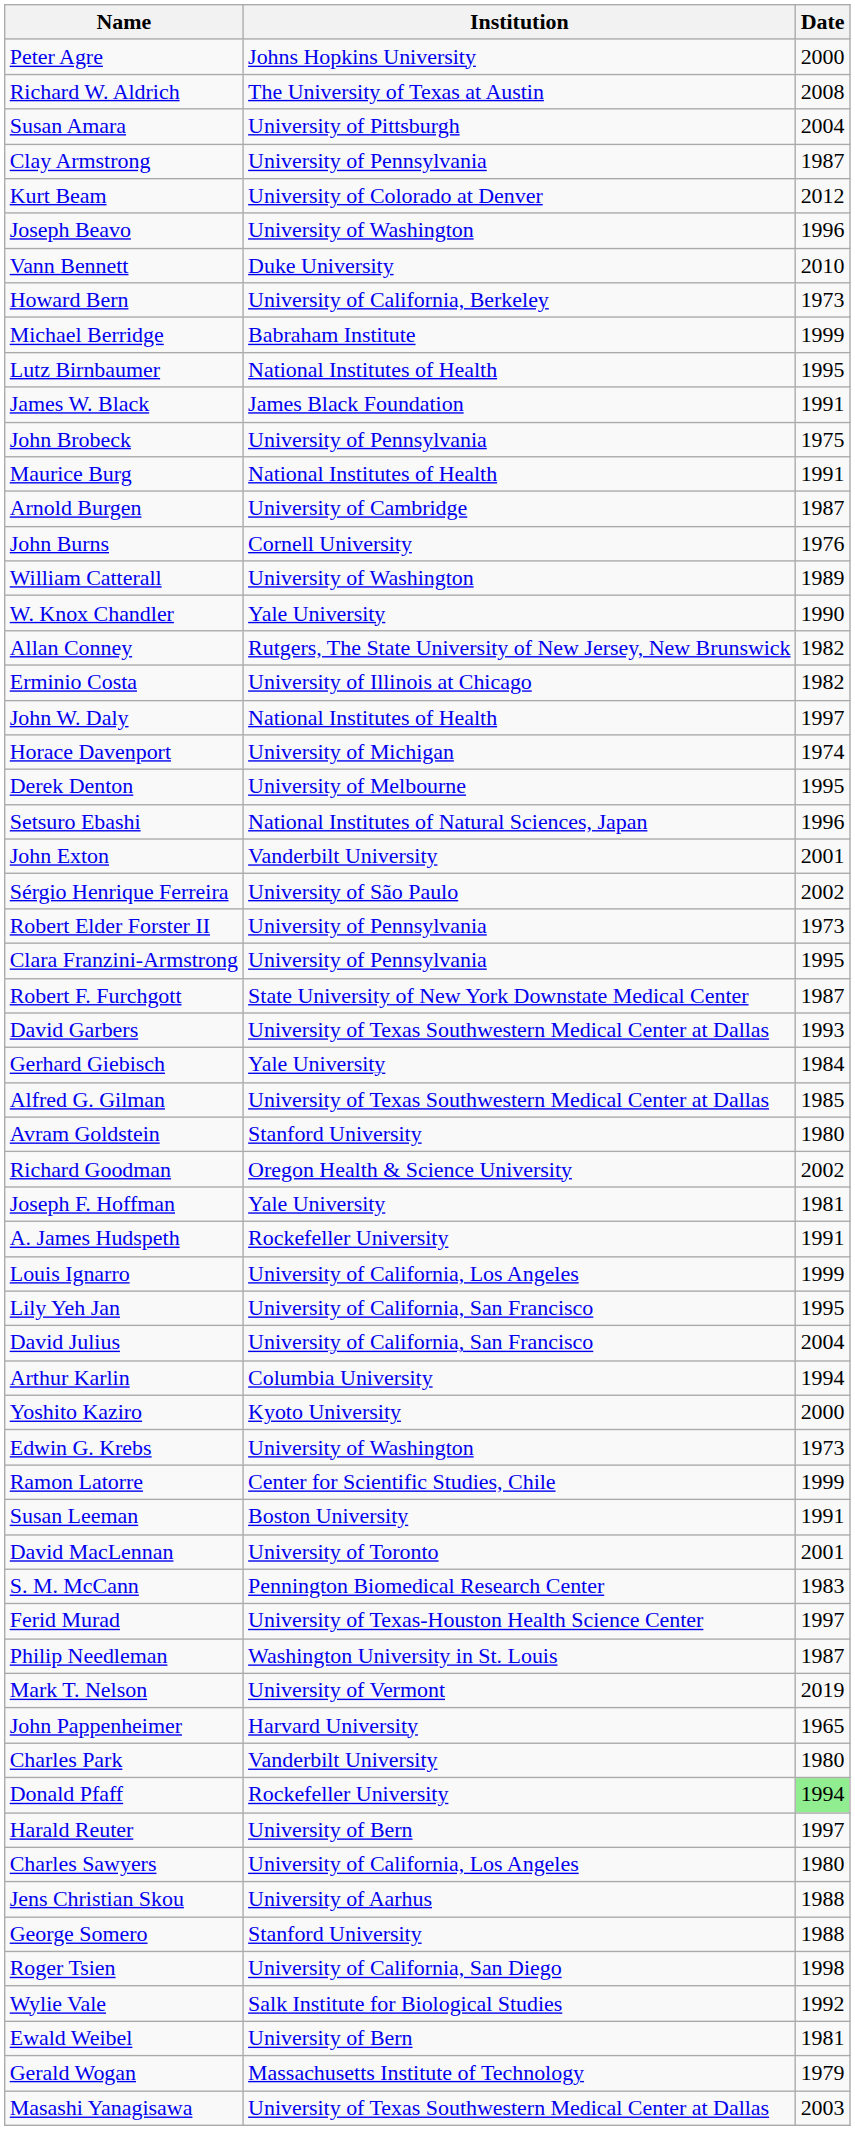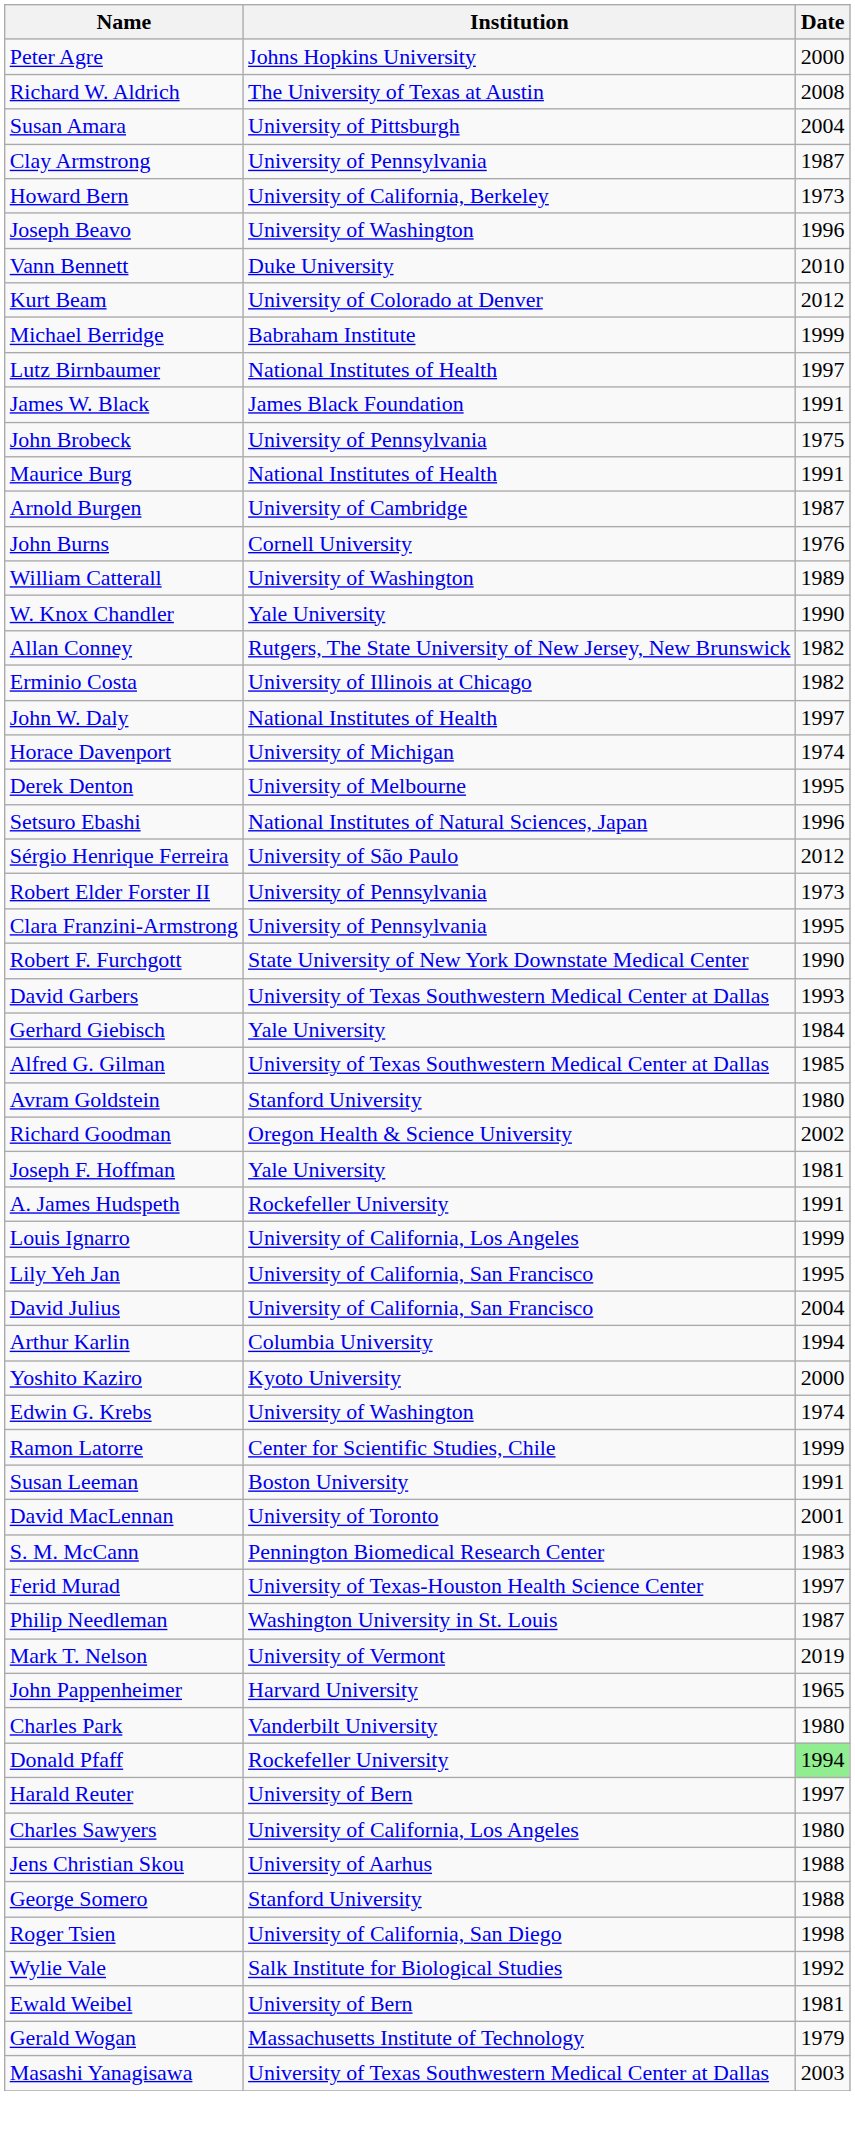rows swapped: (58, 195) <-> (69, 299)
(823, 369) 1995 -> (823, 369) 1997
- row: (59, 856)
(823, 890) 2002 -> (823, 856) 2012
(823, 995) 1987 -> (823, 960) 1990
(823, 1447) 1973 -> (823, 1412) 1974
